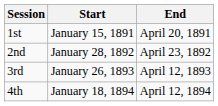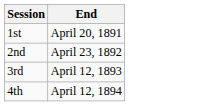- column: (92, 14)
